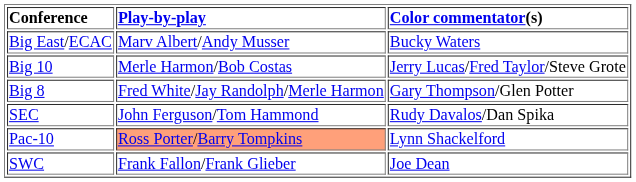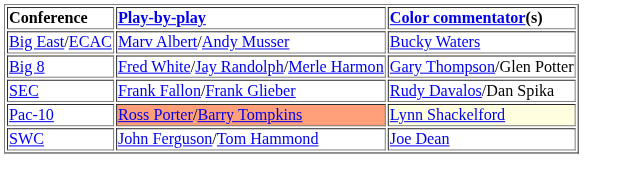- row: (31, 66)
(218, 115) John Ferguson/Tom Hammond -> (207, 90) Frank Fallon/Frank Glieber
(448, 139) no background -> (448, 115) lightyellow background
(207, 163) Frank Fallon/Frank Glieber -> (218, 139) John Ferguson/Tom Hammond
